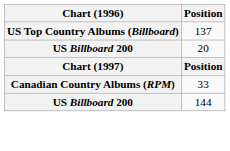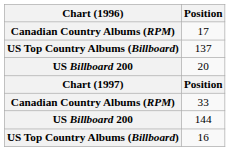+ row: (203, 31)
+ row: (203, 137)
